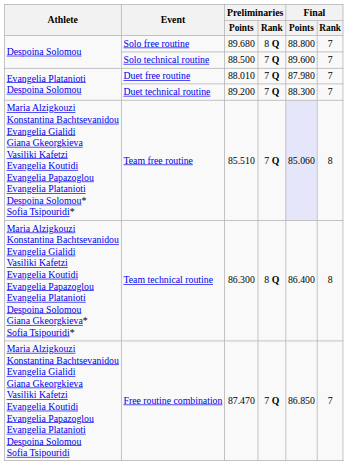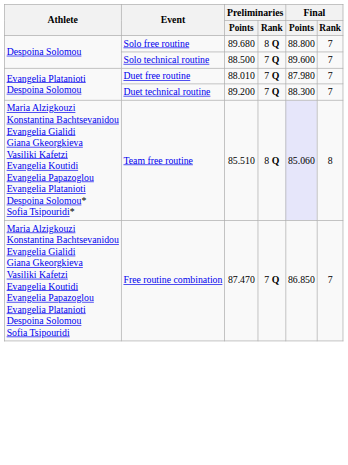(272, 161) 7 Q -> (272, 161) 8 Q
- row: (168, 281)
